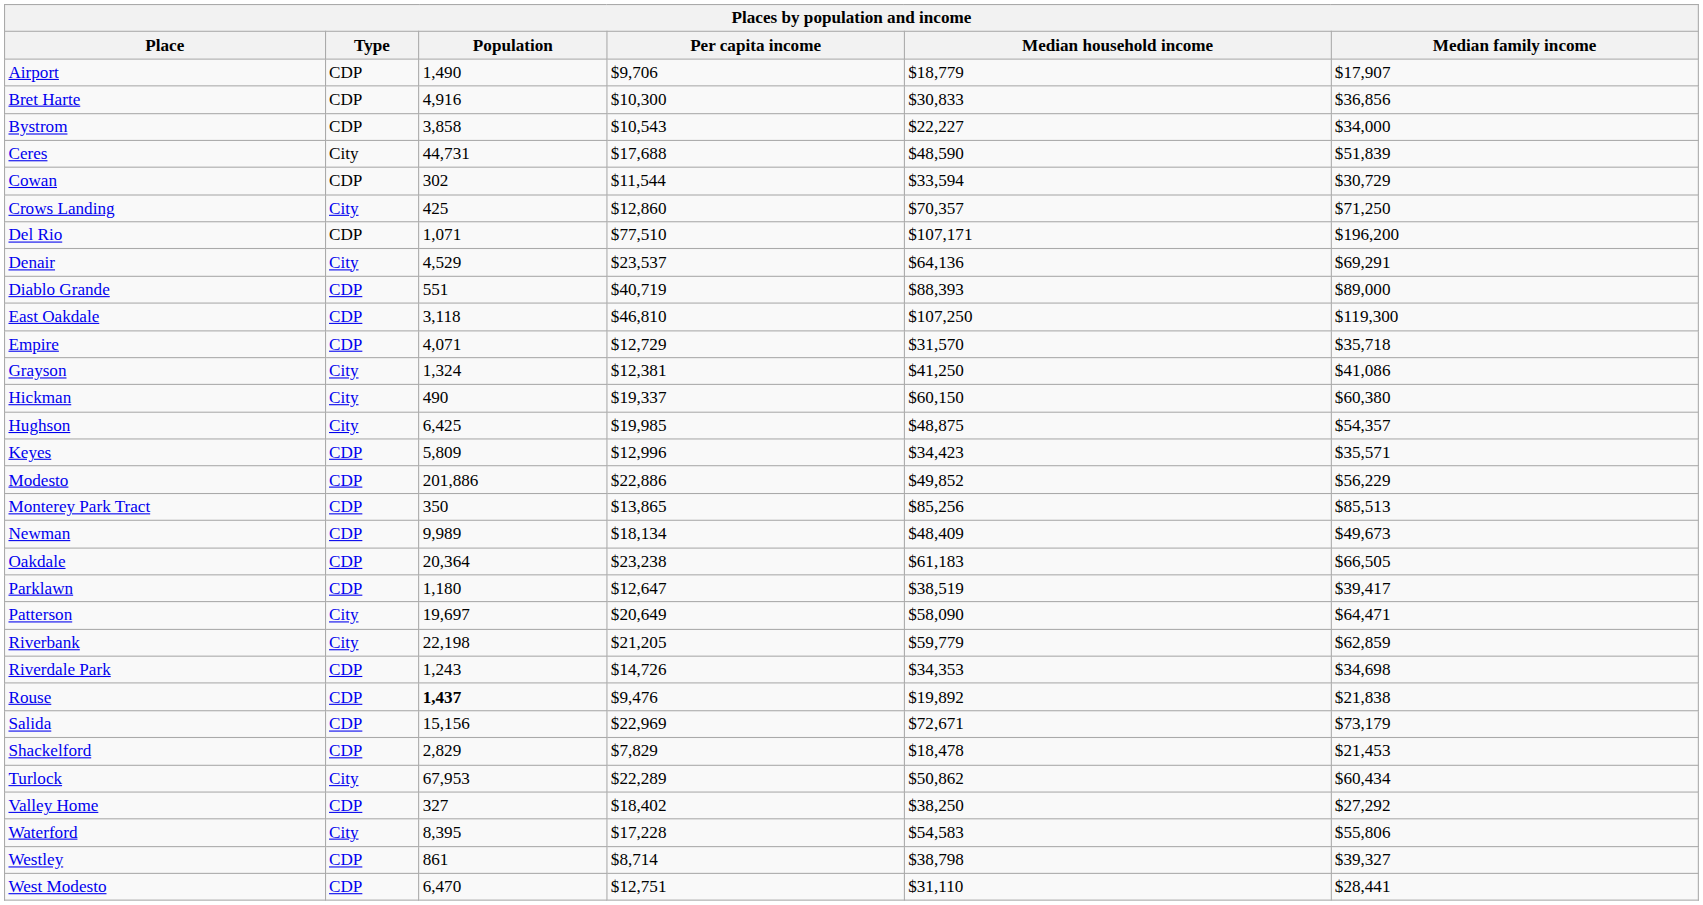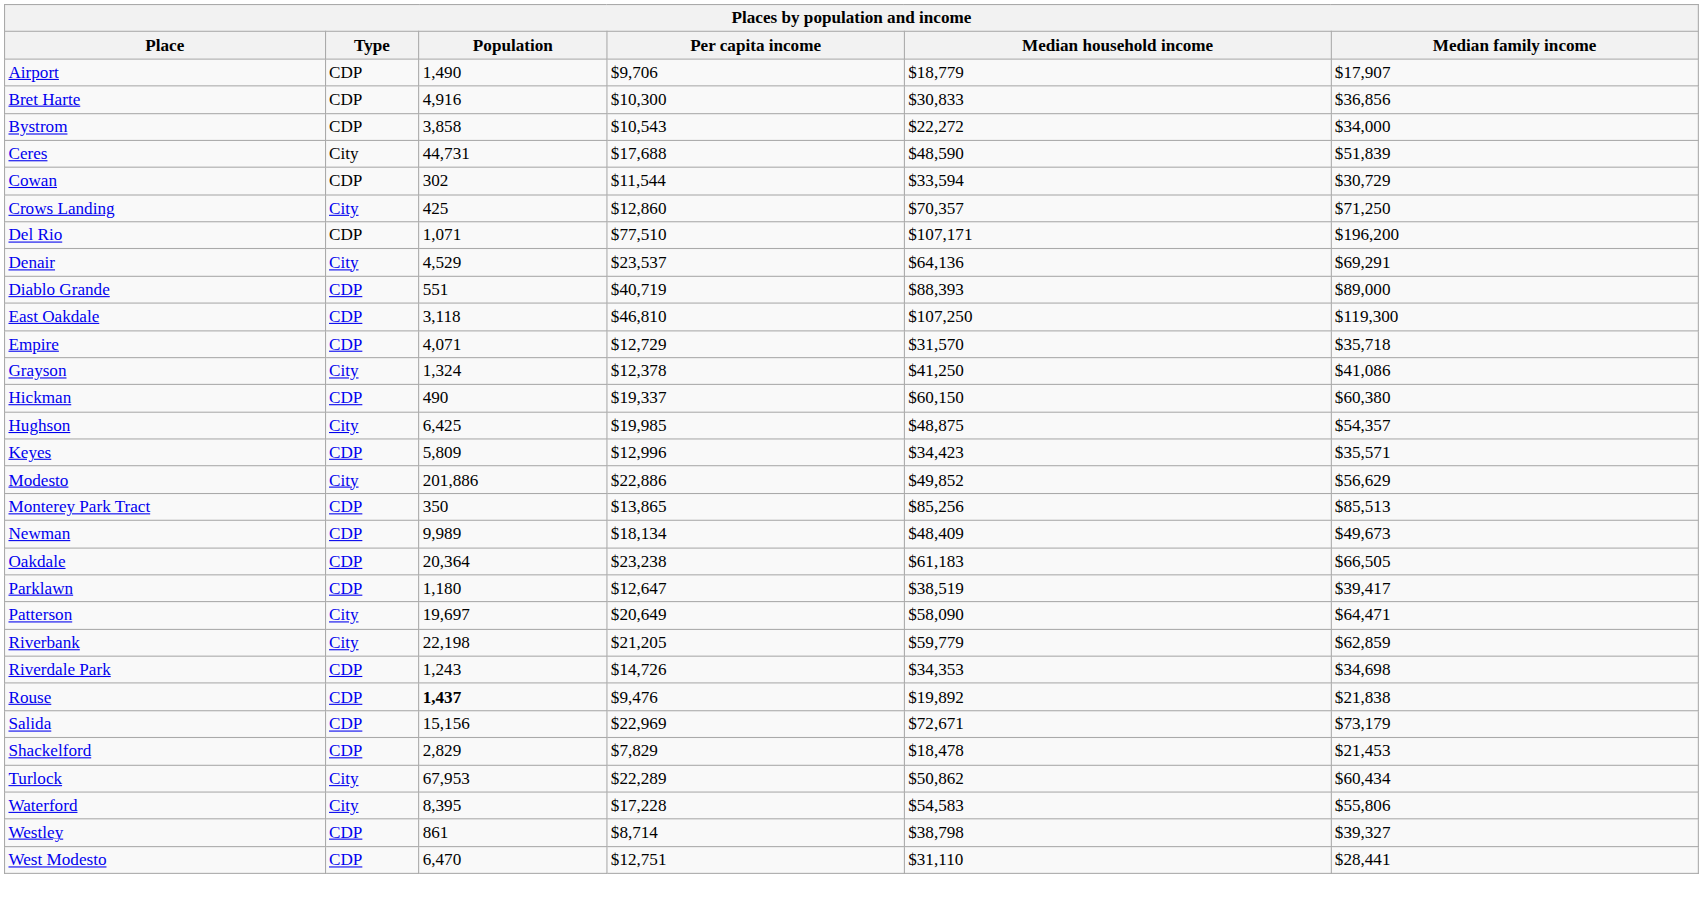(936, 126) $22,227 -> (936, 126) $22,272
(639, 371) $12,381 -> (639, 371) $12,378
(344, 398) City -> (346, 398) CDP
(346, 479) CDP -> (344, 479) City
(1363, 479) $56,229 -> (1363, 479) $56,629
- row: (53, 805)
